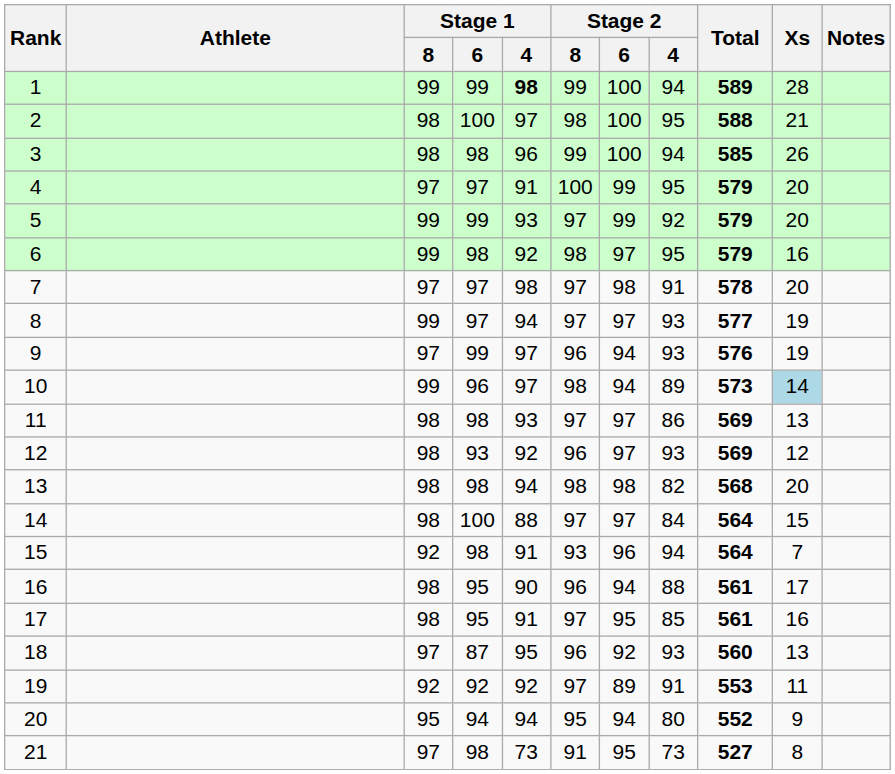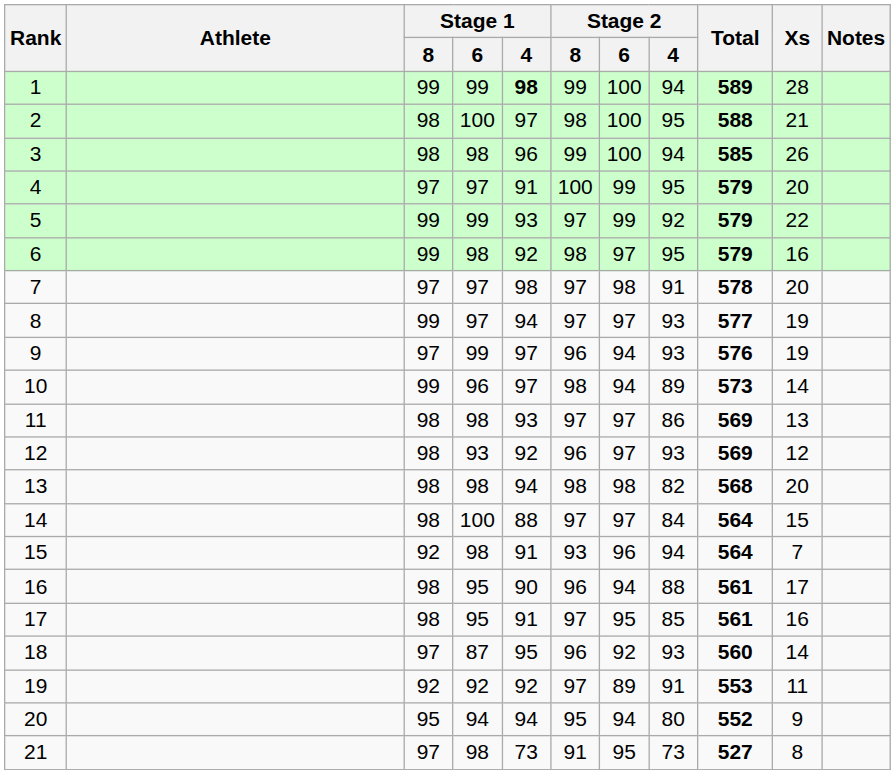(797, 220) 20 -> (797, 220) 22
(797, 386) lightblue background -> (797, 386) no background
(797, 652) 13 -> (797, 652) 14
